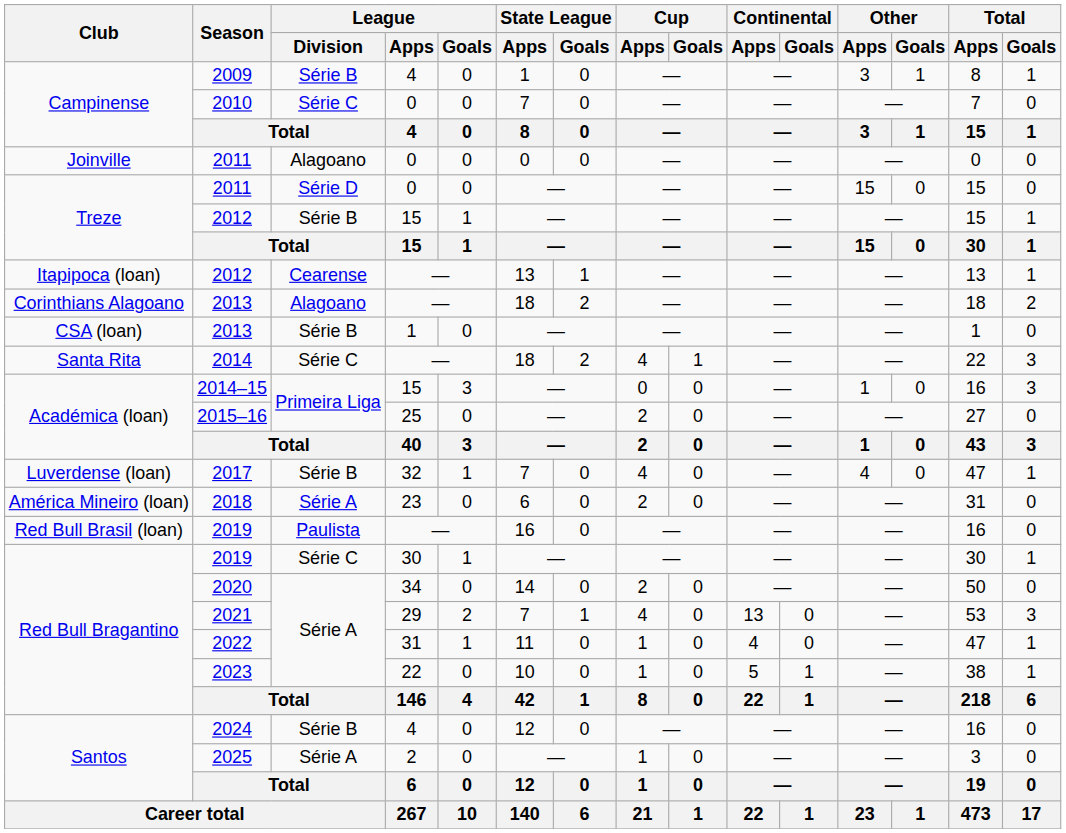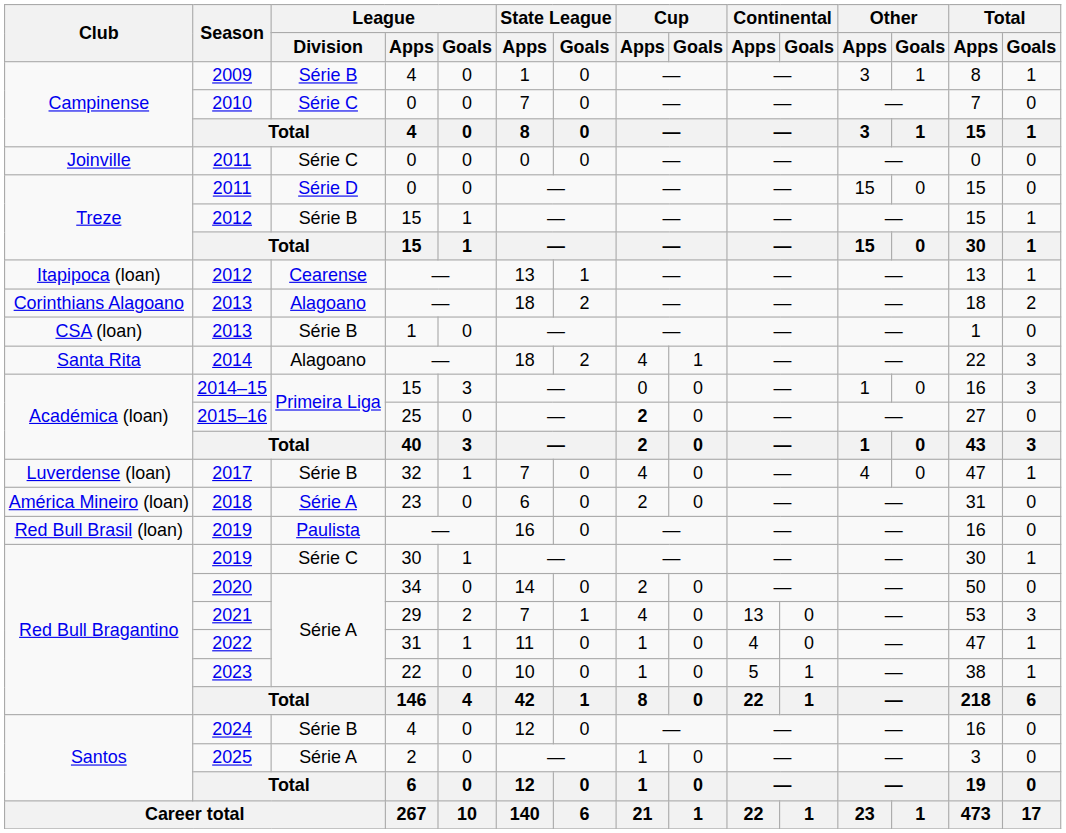(328, 160) Alagoano -> (328, 160) Série C
(328, 359) Série C -> (328, 359) Alagoano
(642, 416) normal -> (642, 416) bold
